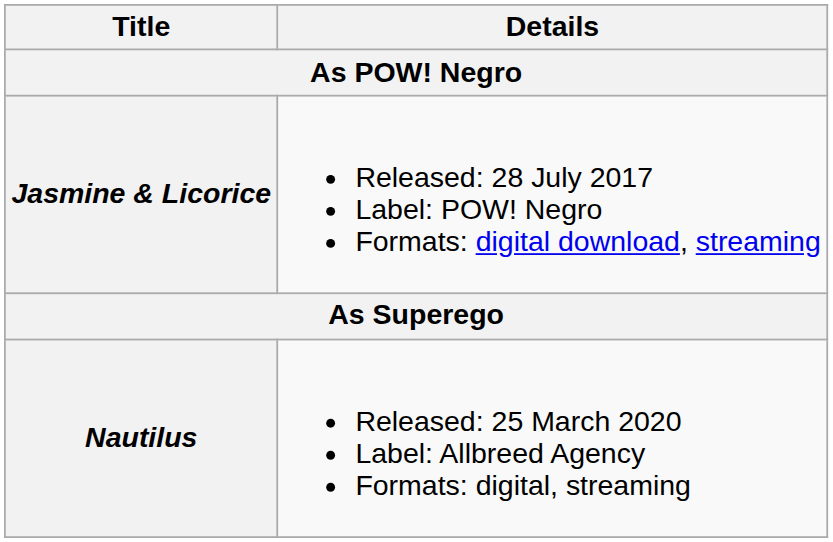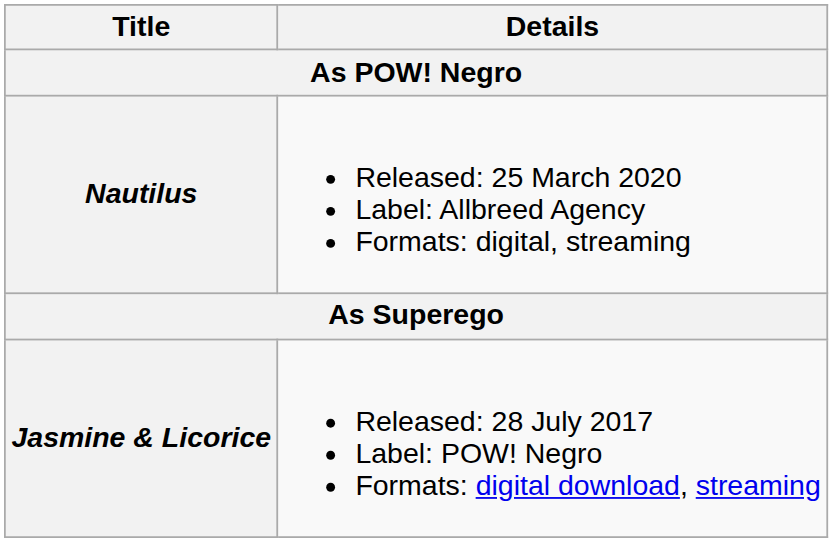rows swapped: (141, 193) <-> (141, 437)
